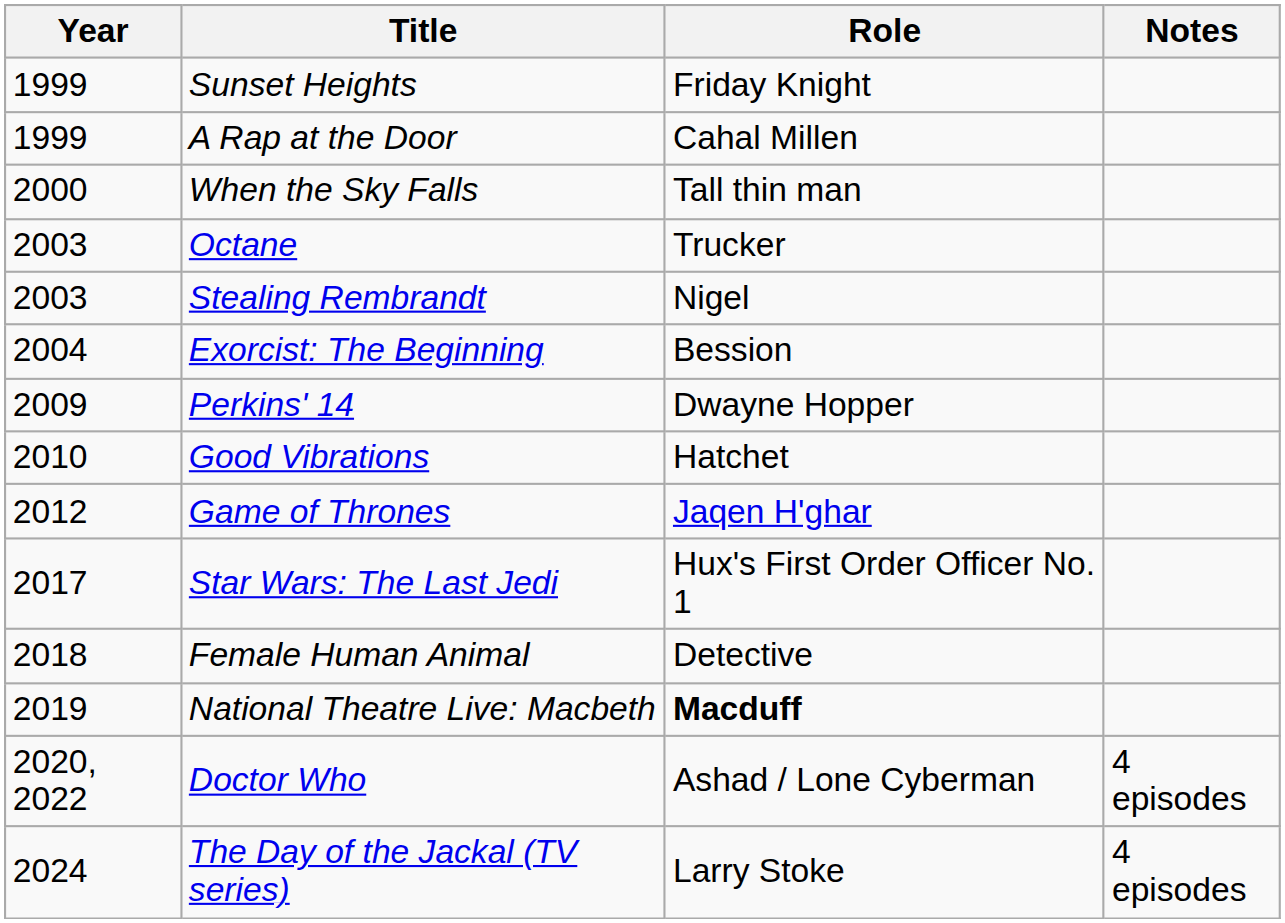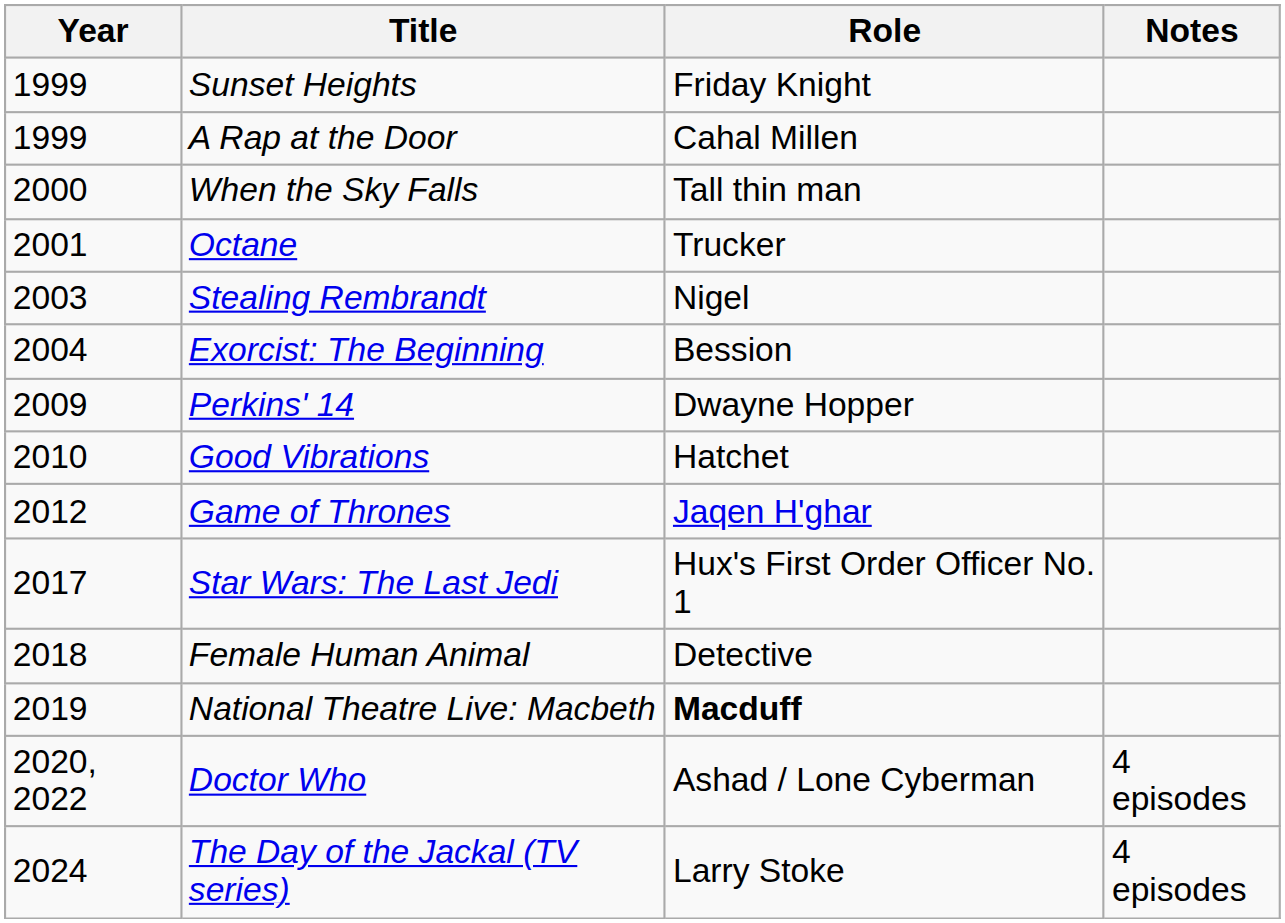(50, 244) 2003 -> (50, 244) 2001
